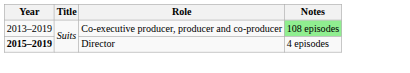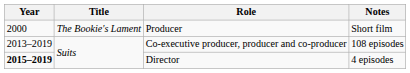+ row: (164, 28)
(313, 28) lightgreen background -> (377, 44) no background
